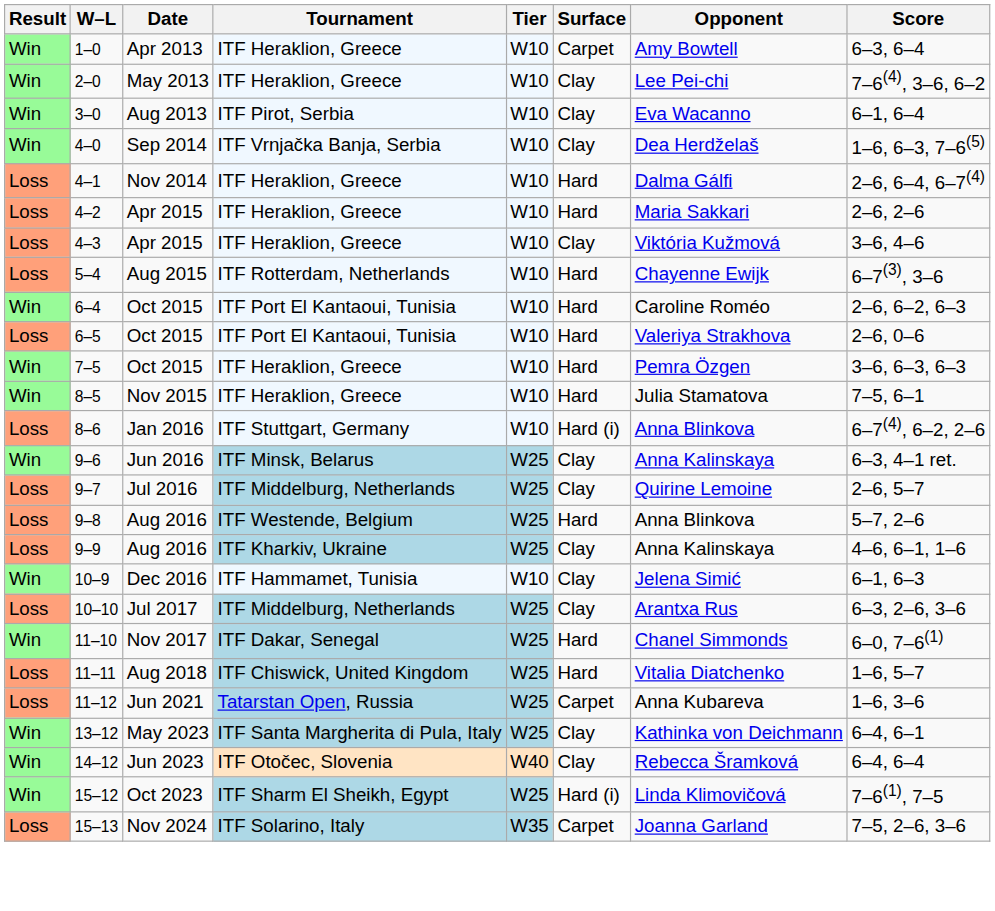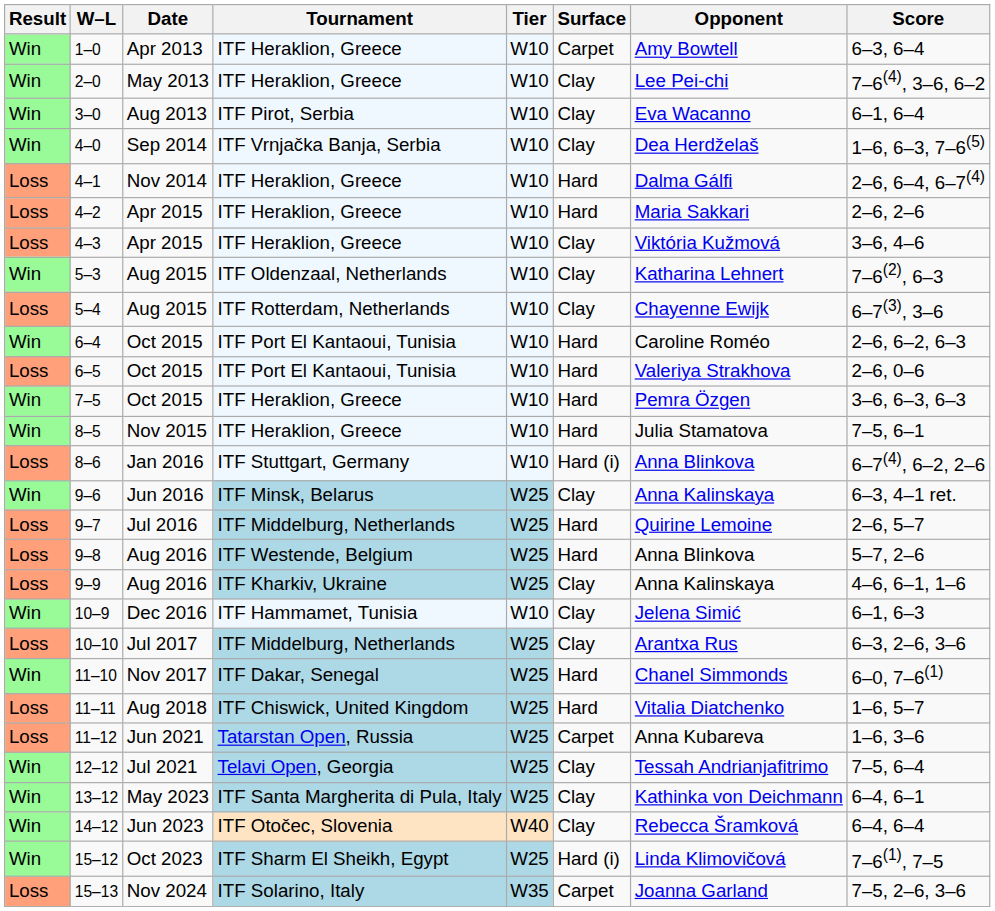+ row: (88, 275)
(578, 274) Hard -> (576, 309) Clay
(576, 489) Clay -> (578, 524) Hard
+ row: (96, 768)
